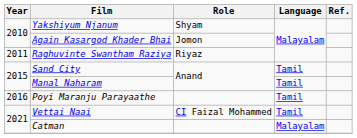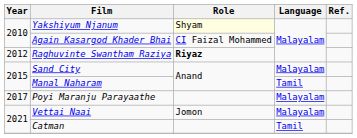(189, 26) no background -> (189, 26) lightyellow background
(189, 41) Jomon -> (224, 41) CI Faizal Mohammed
(17, 55) 2011 -> (17, 55) 2012
(189, 55) normal -> (189, 55) bold
(290, 69) Tamil -> (300, 69) Malayalam
(17, 98) 2016 -> (17, 98) 2017
(290, 98) Tamil -> (300, 98) Malayalam
(224, 112) CI Faizal Mohammed -> (189, 112) Jomon
(290, 112) Tamil -> (300, 112) Malayalam
(300, 127) Malayalam -> (290, 127) Tamil
